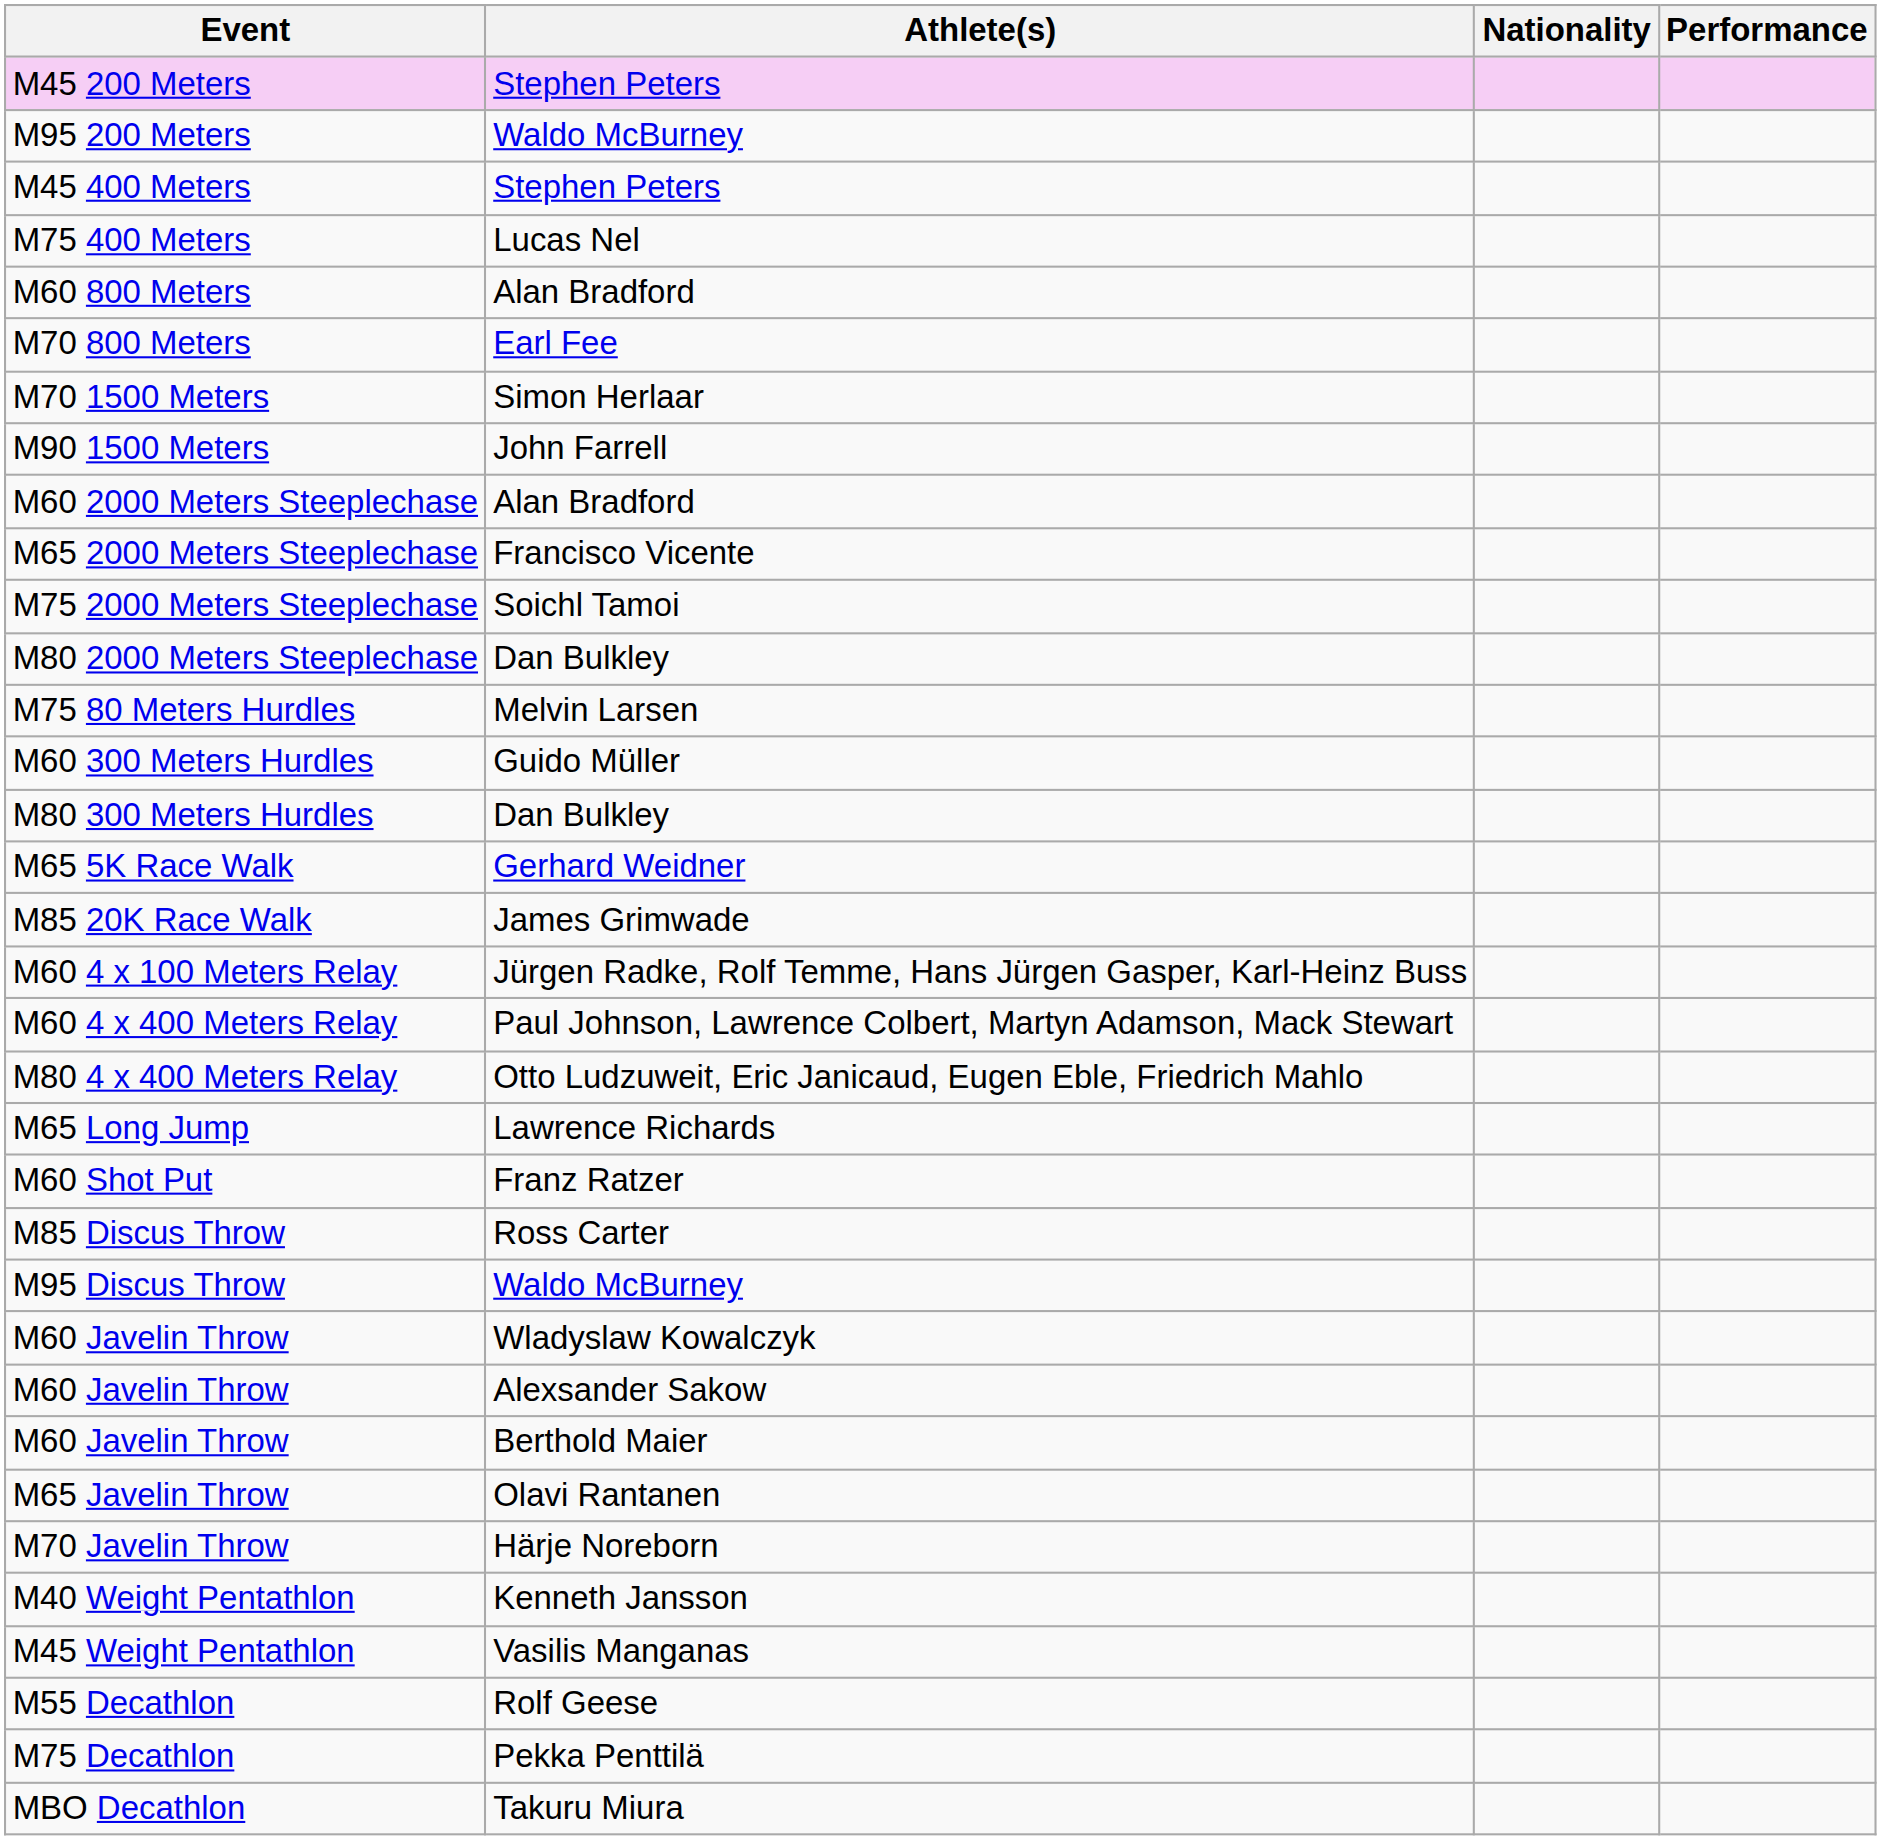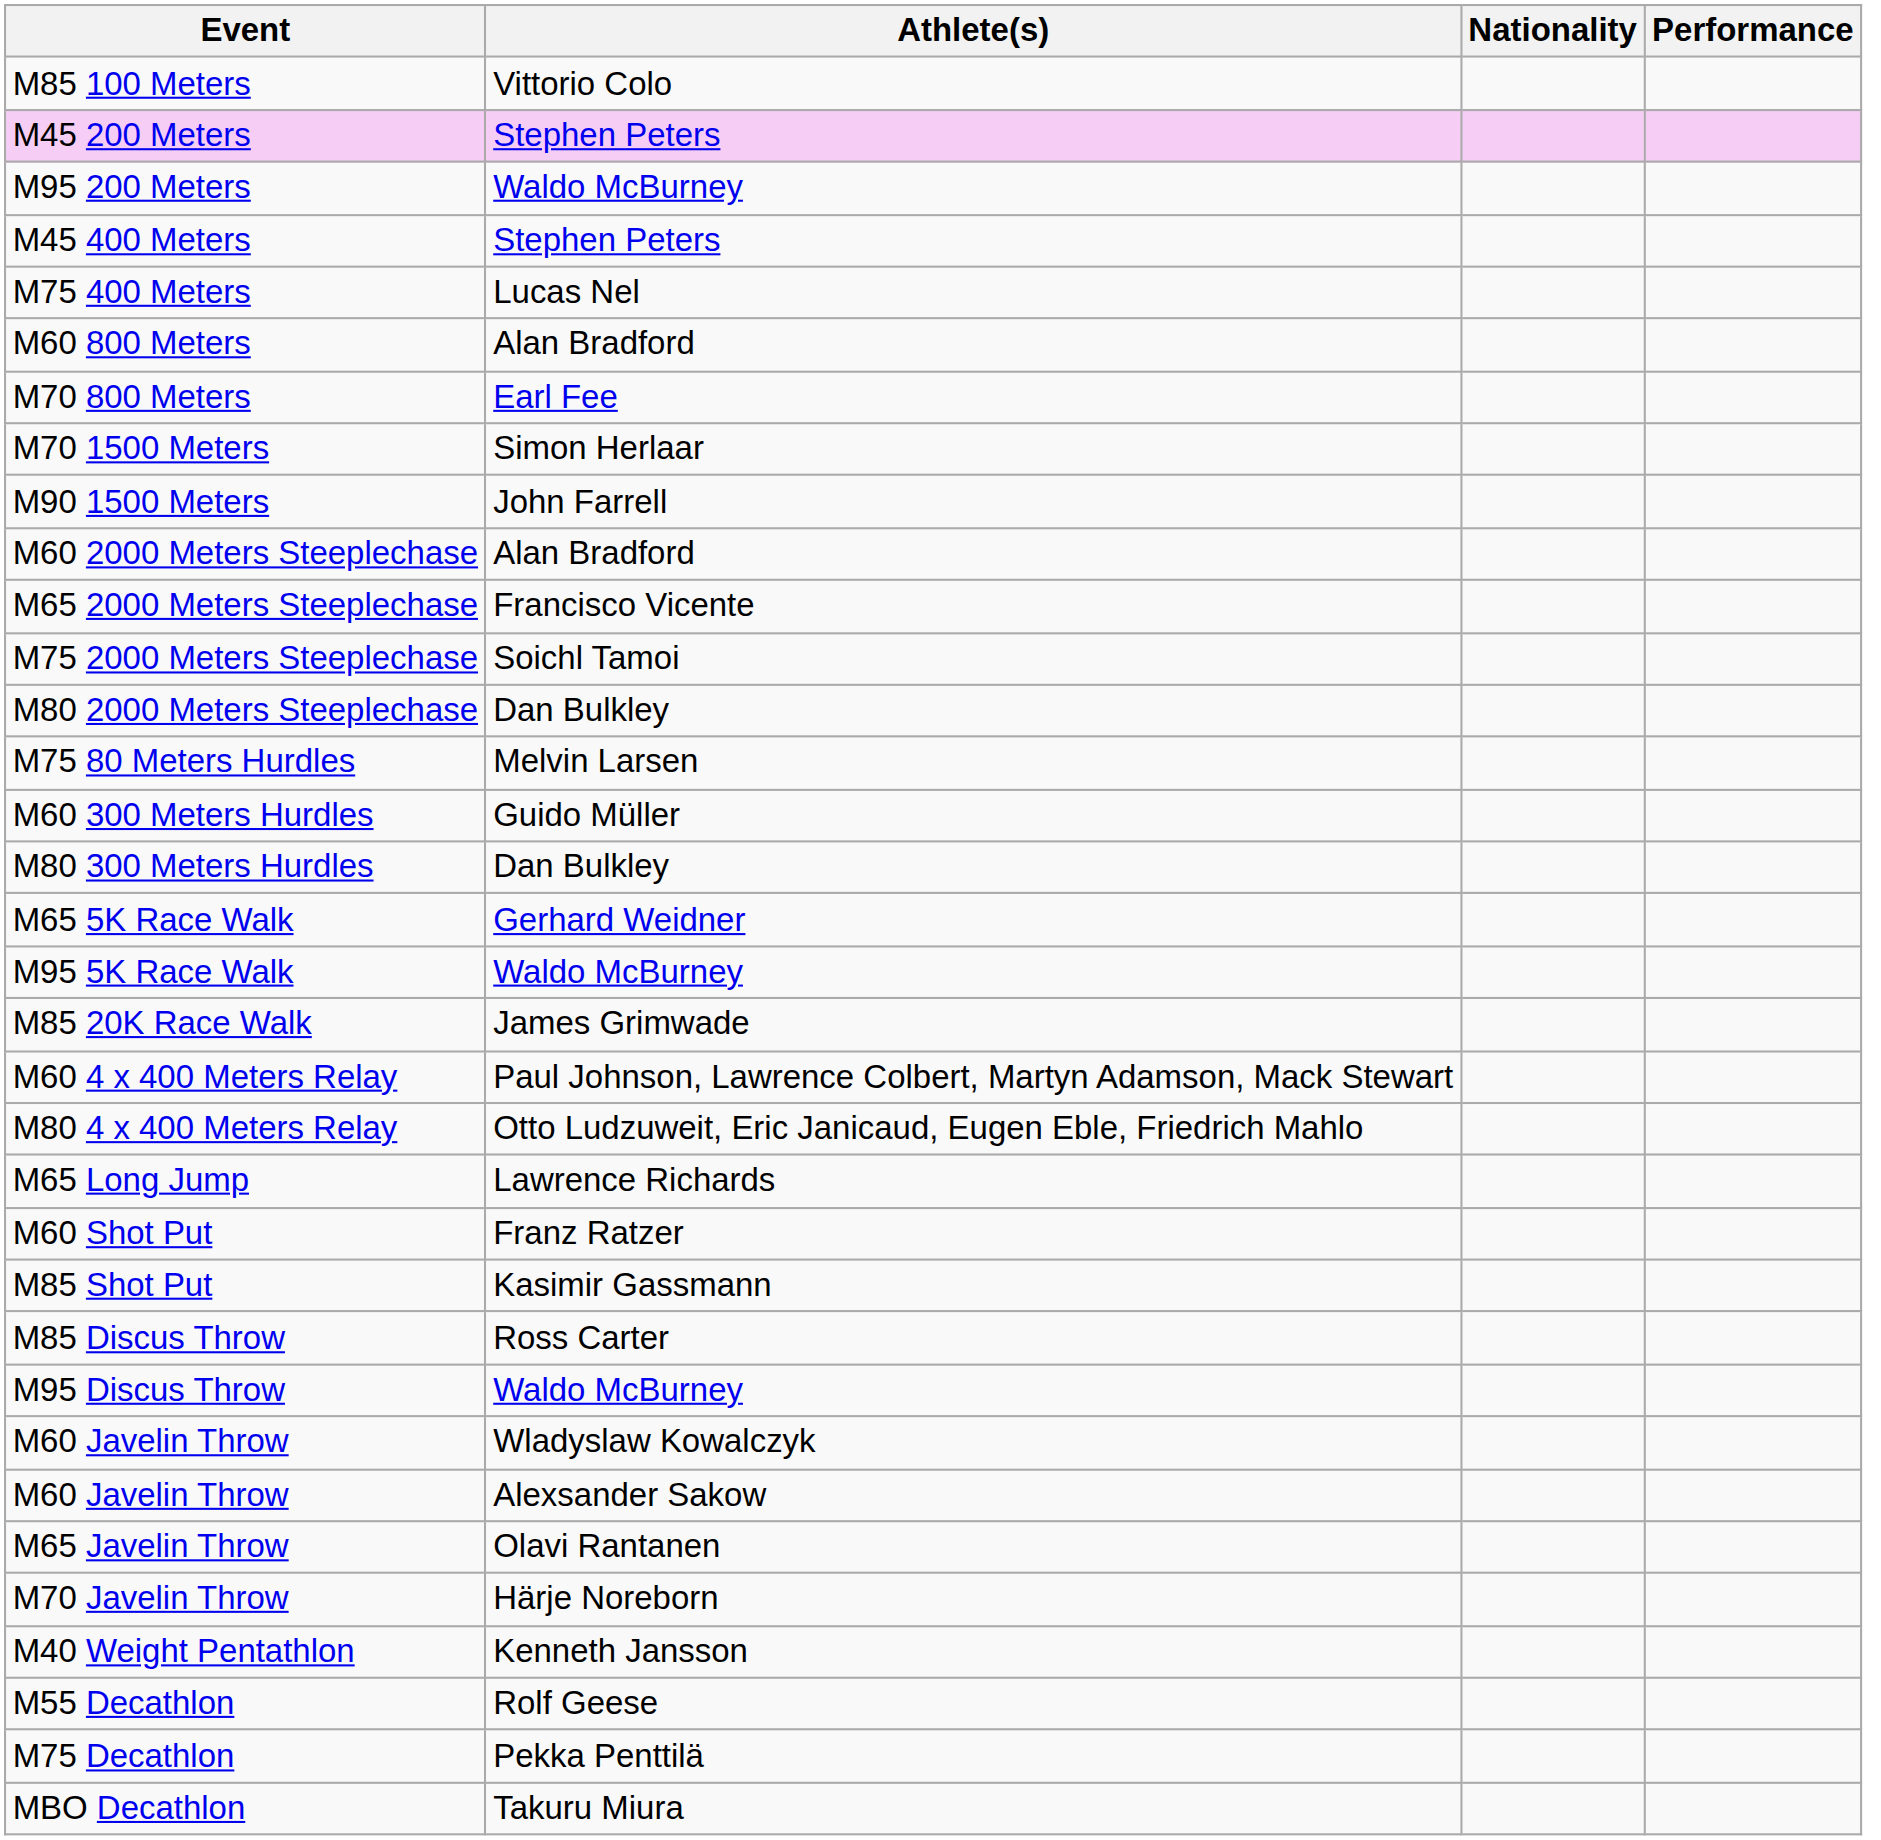+ row: (132, 82)
+ row: (153, 971)
- row: (205, 971)
+ row: (112, 1285)
- row: (151, 1441)
- row: (184, 1651)
